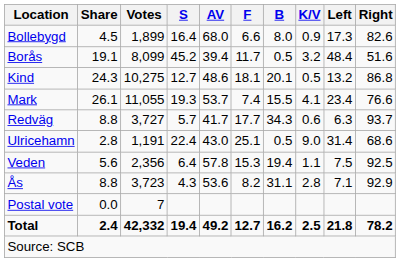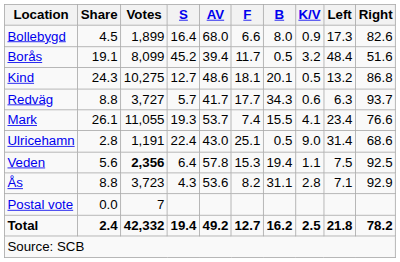rows swapped: (22, 99) <-> (30, 120)
(148, 162) normal -> (148, 162) bold
